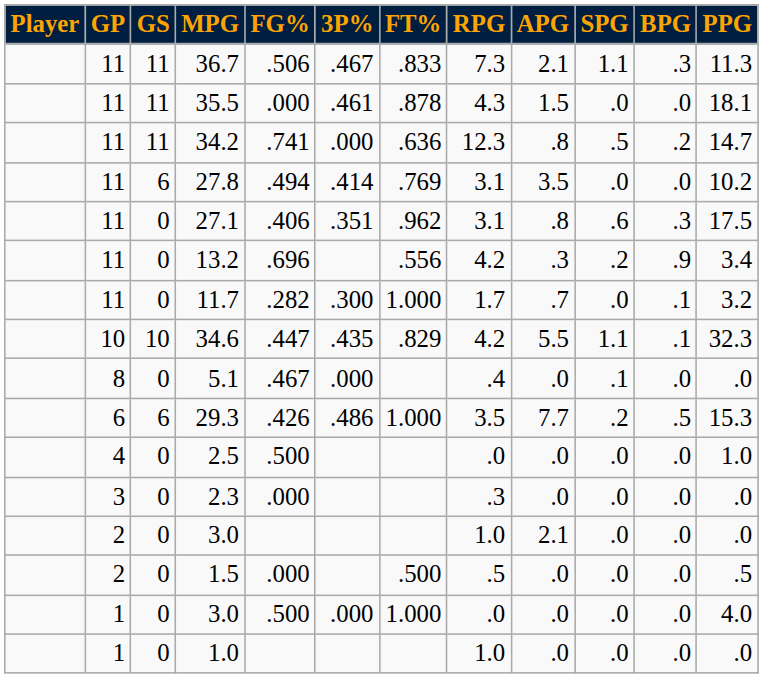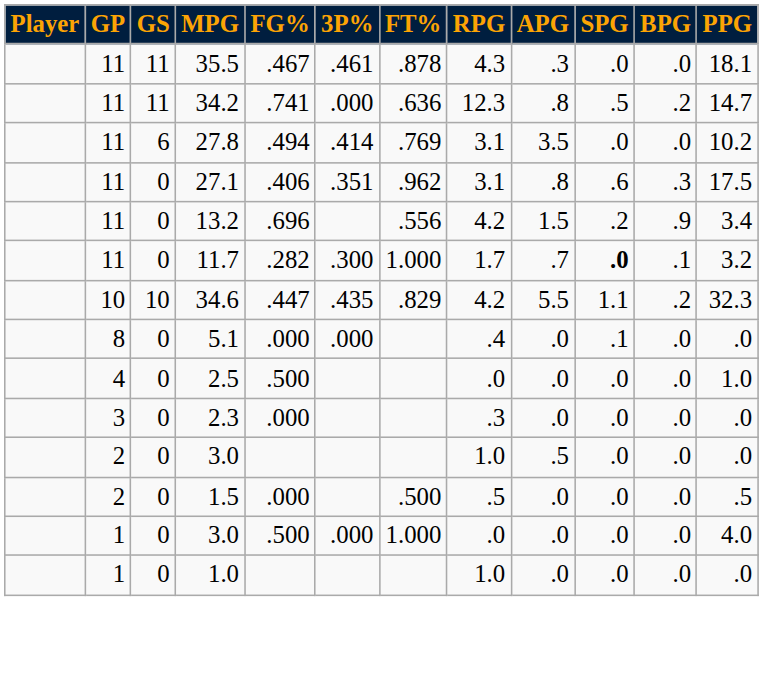- row: (113, 63)
(288, 102) .000 -> (288, 63) .467
(553, 102) 1.5 -> (560, 63) .3
(560, 260) .3 -> (553, 220) 1.5
(619, 299) normal -> (619, 260) bold
(682, 338) .1 -> (682, 299) .2
(288, 378) .467 -> (288, 338) .000
- row: (119, 417)
(553, 535) 2.1 -> (560, 456) .5
